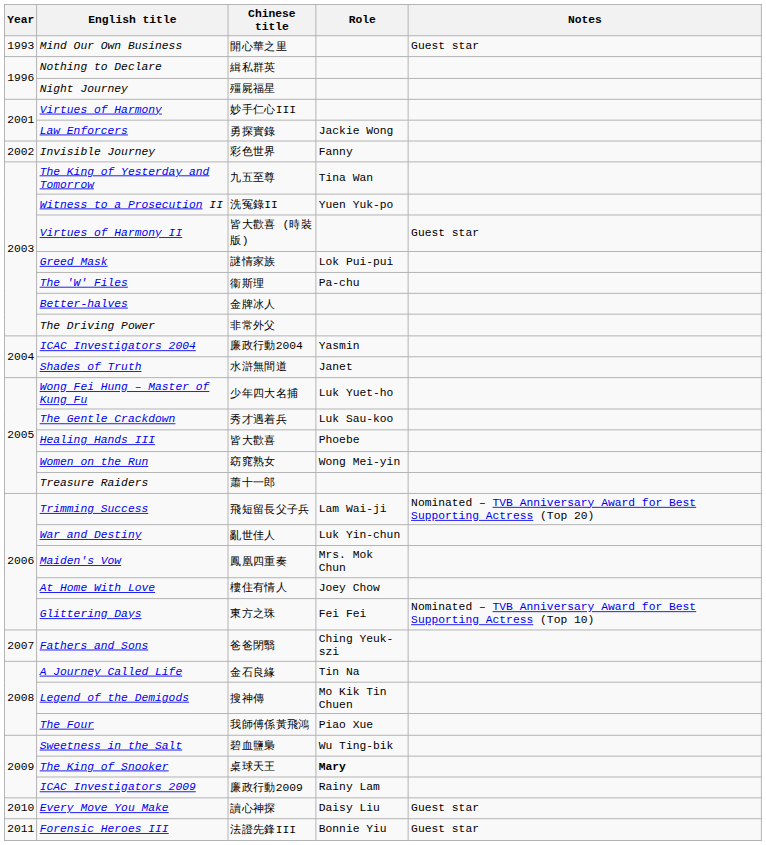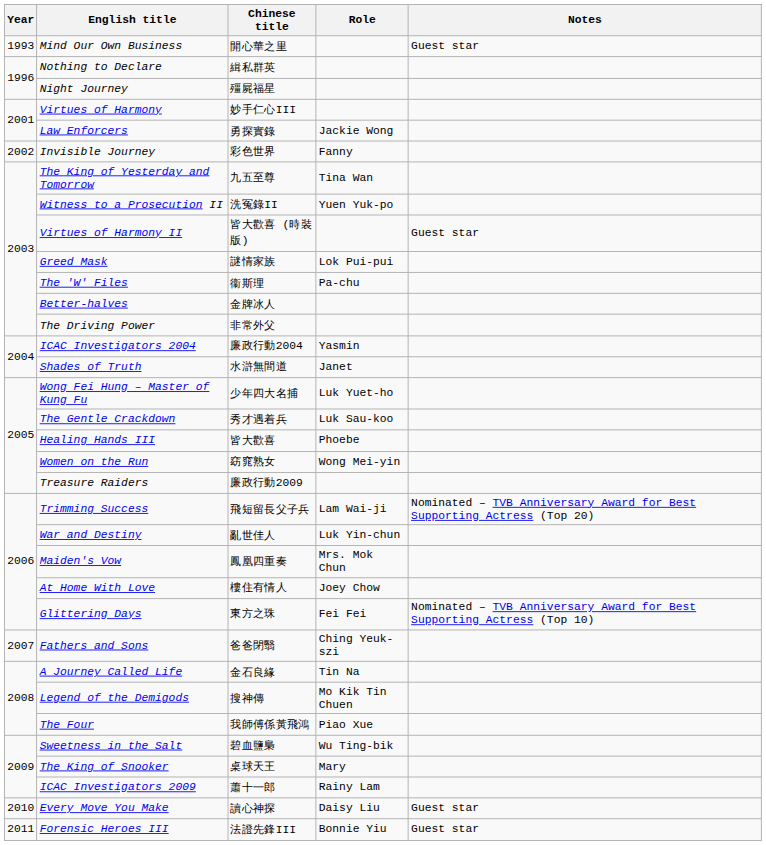(253, 483) 蕭十一郎 -> (267, 483) 廉政行動2009
(332, 766) bold -> (332, 766) normal
(267, 788) 廉政行動2009 -> (253, 788) 蕭十一郎
